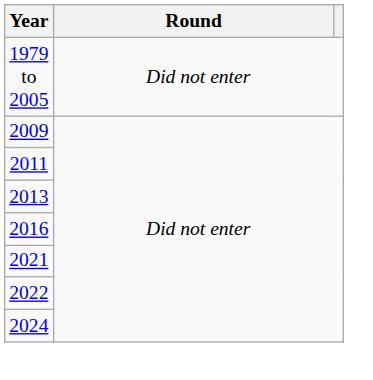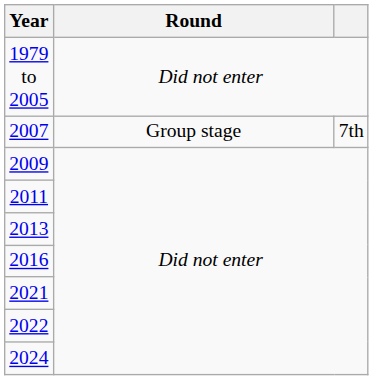+ row: (29, 131)
